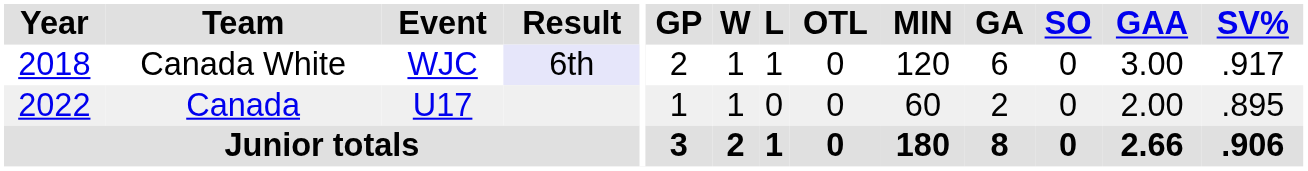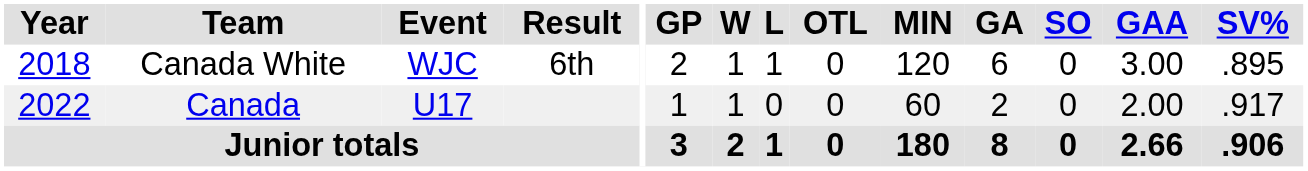(572, 64) lavender background -> (572, 64) no background
(1253, 64) .917 -> (1253, 64) .895
(1253, 104) .895 -> (1253, 104) .917
